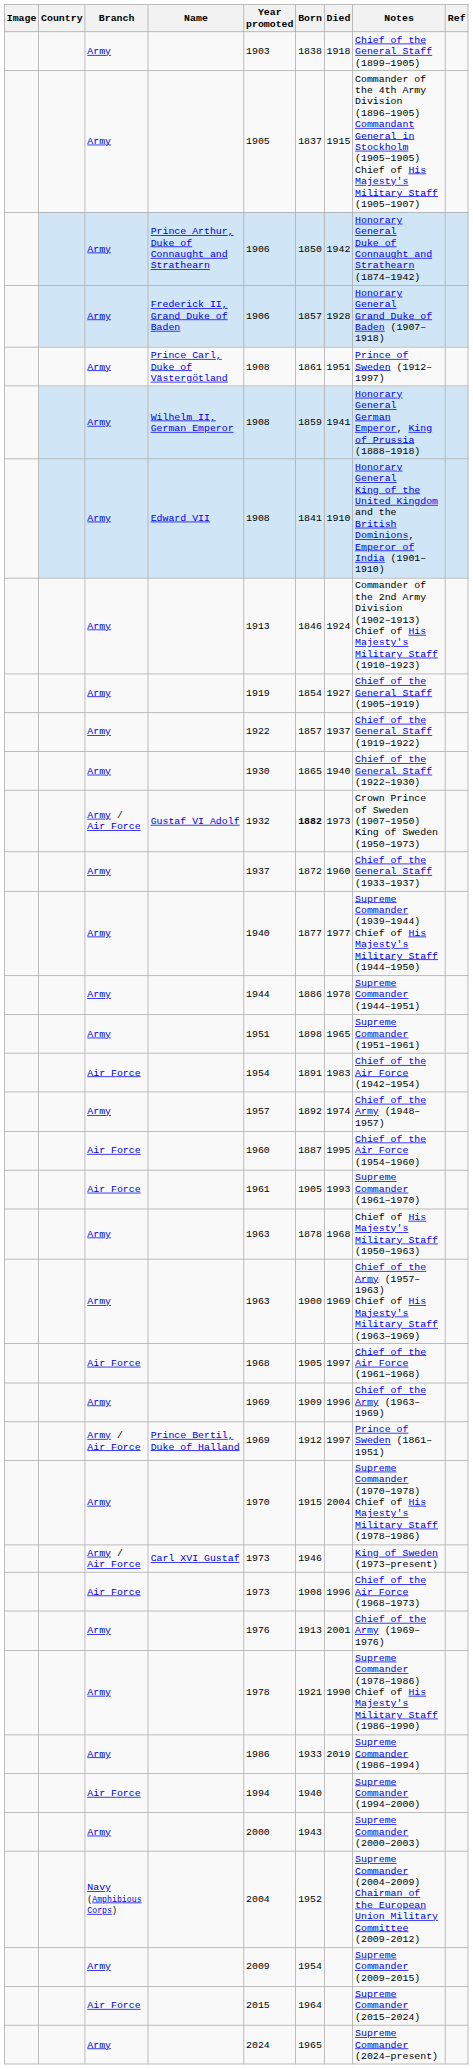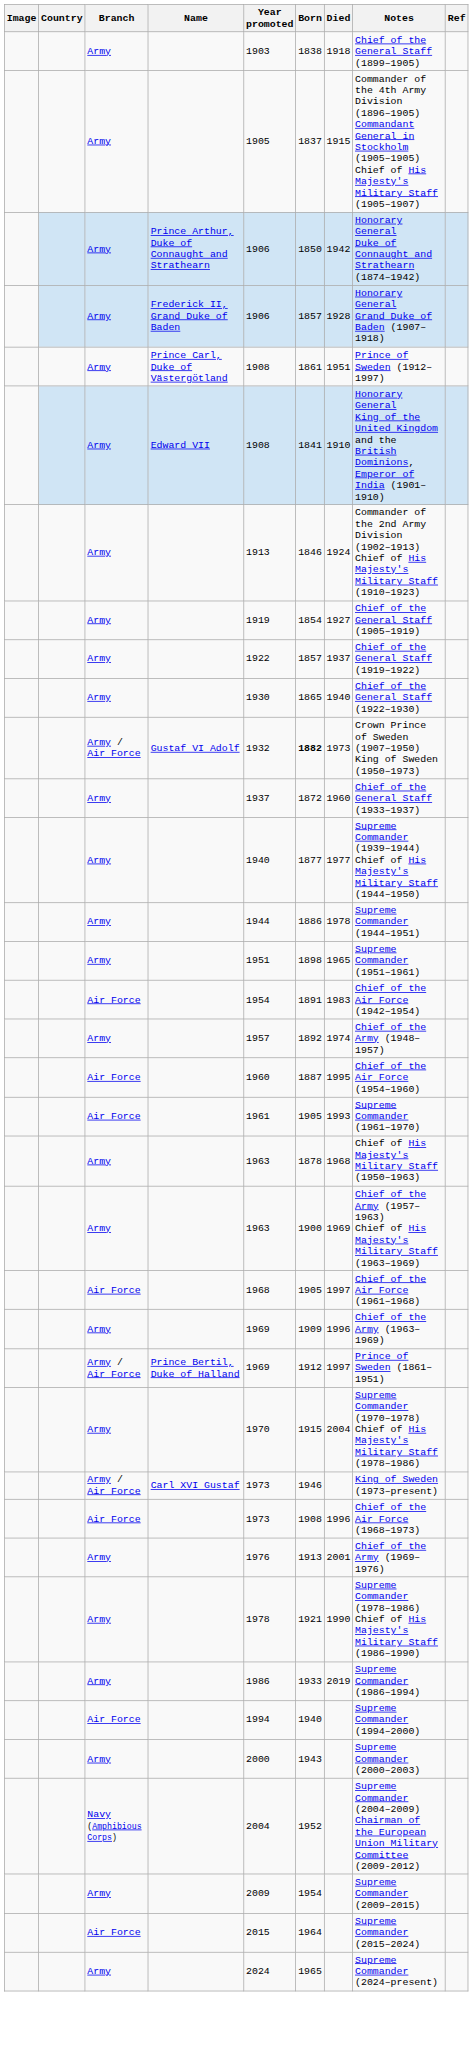- row: (99, 423)
